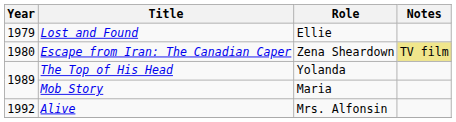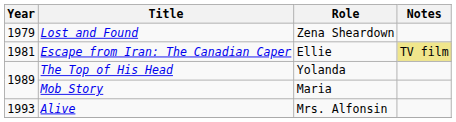(314, 33) Ellie -> (346, 33) Zena Sheardown
(21, 52) 1980 -> (21, 52) 1981
(346, 52) Zena Sheardown -> (314, 52) Ellie
(21, 108) 1992 -> (21, 108) 1993
